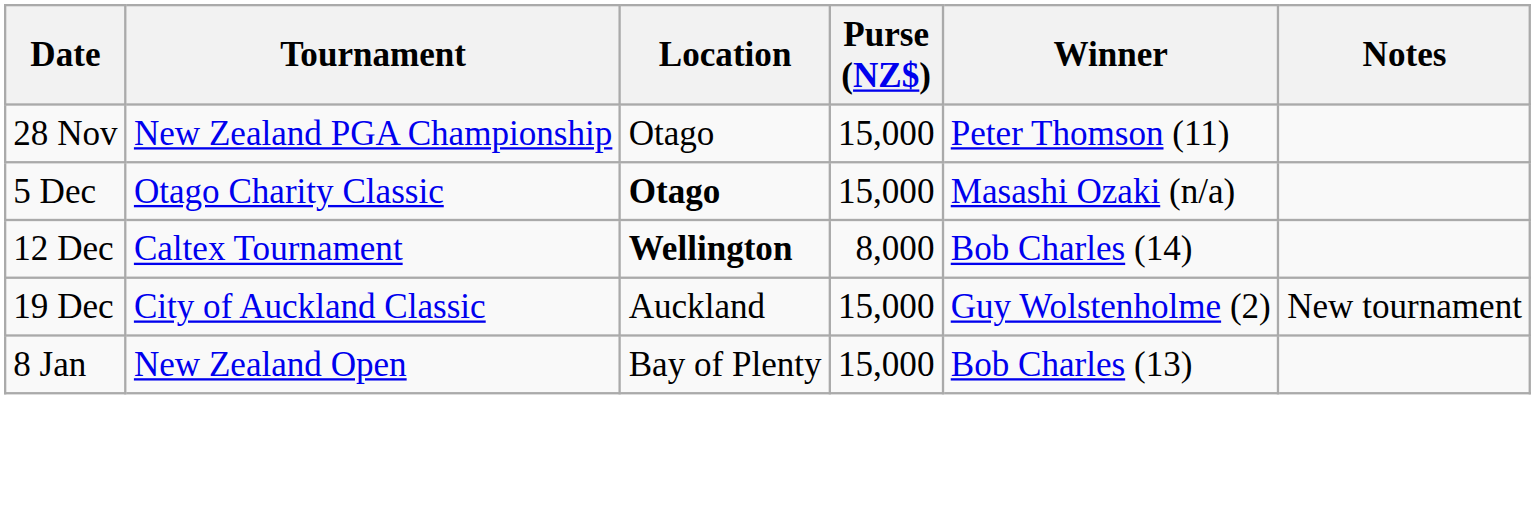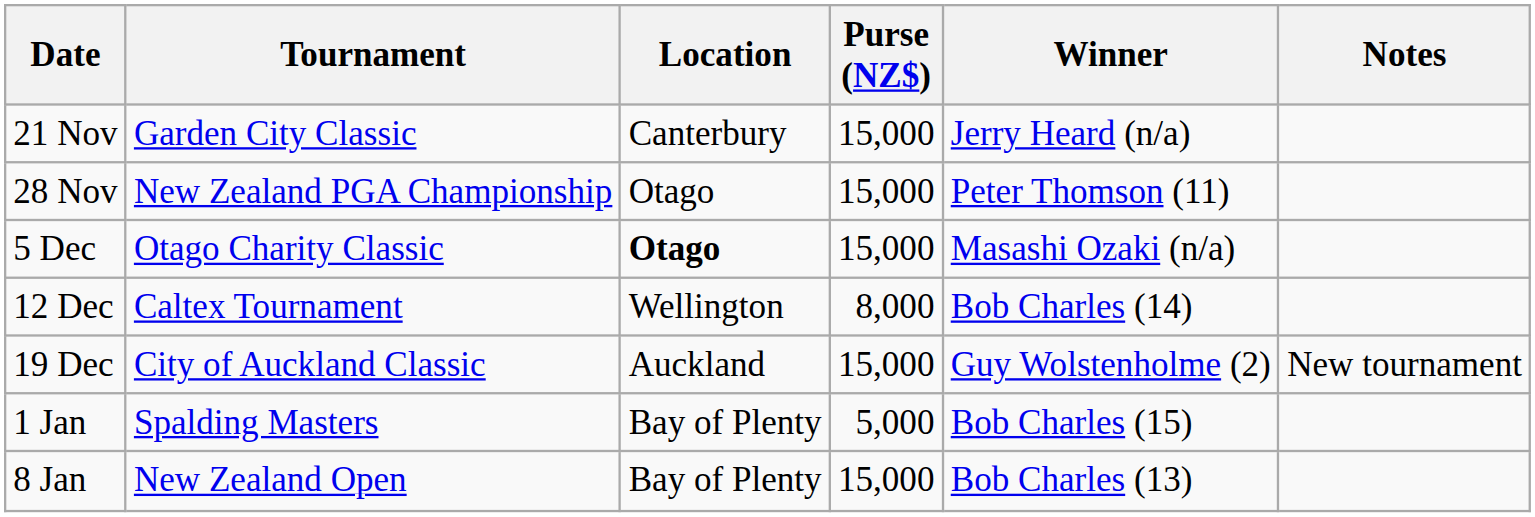+ row: (65, 133)
(711, 248) bold -> (706, 306) normal
+ row: (50, 422)
